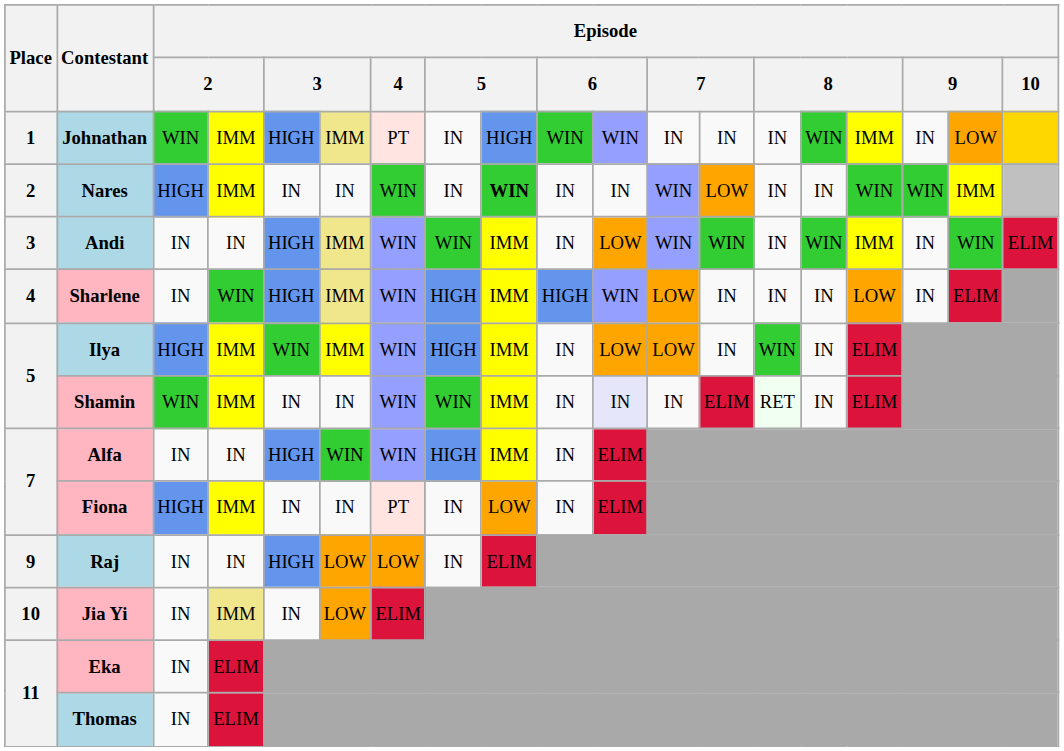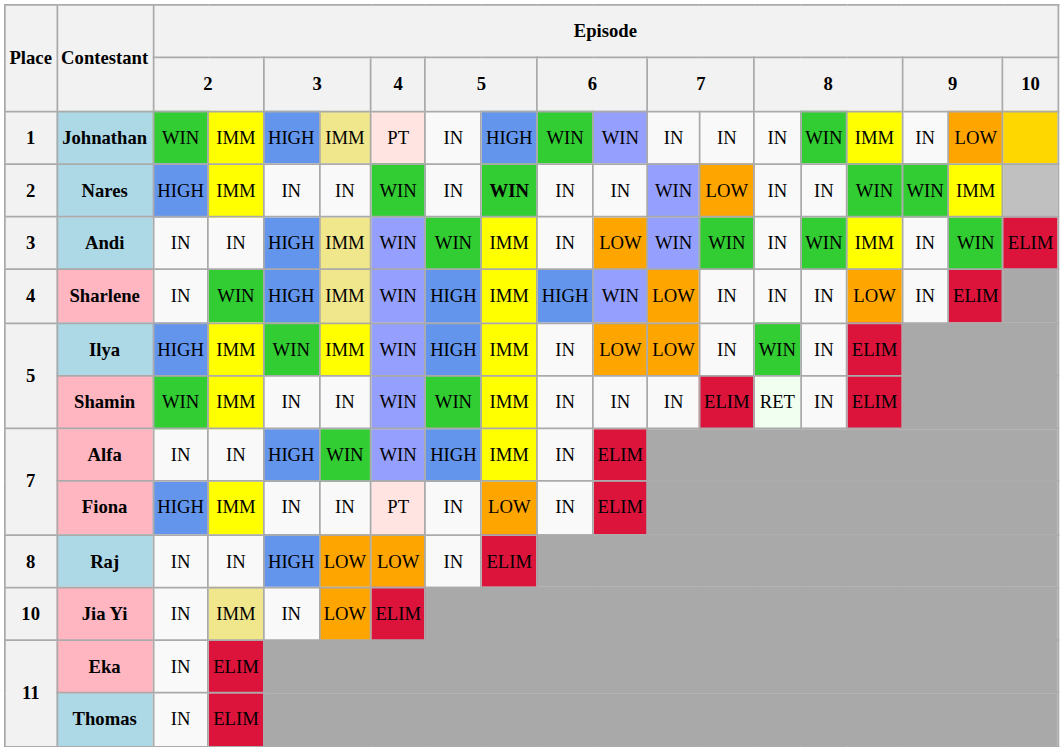(620, 402) lavender background -> (620, 402) no background
(31, 560) 9 -> (31, 560) 8
